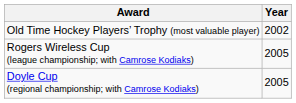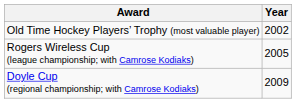(277, 83) 2005 -> (277, 83) 2009
